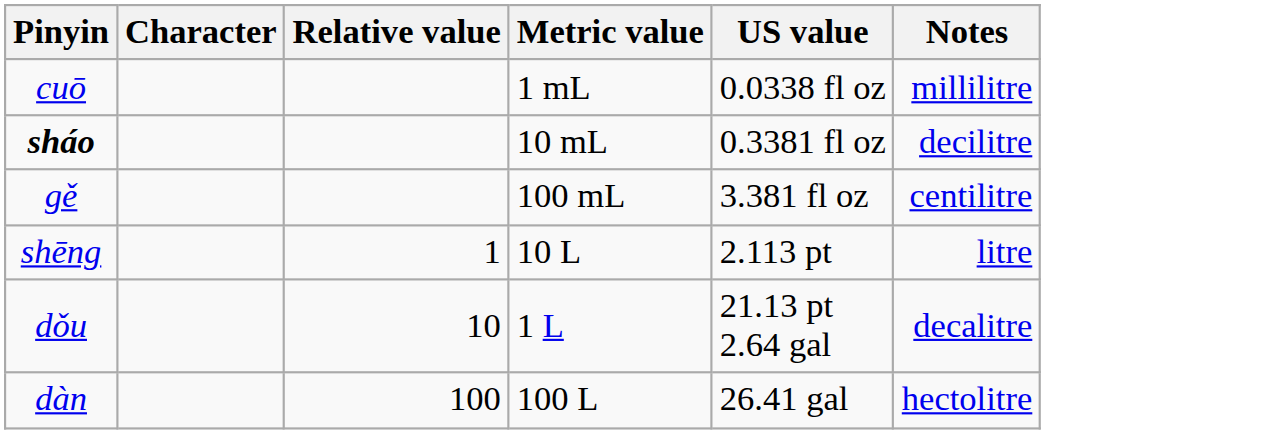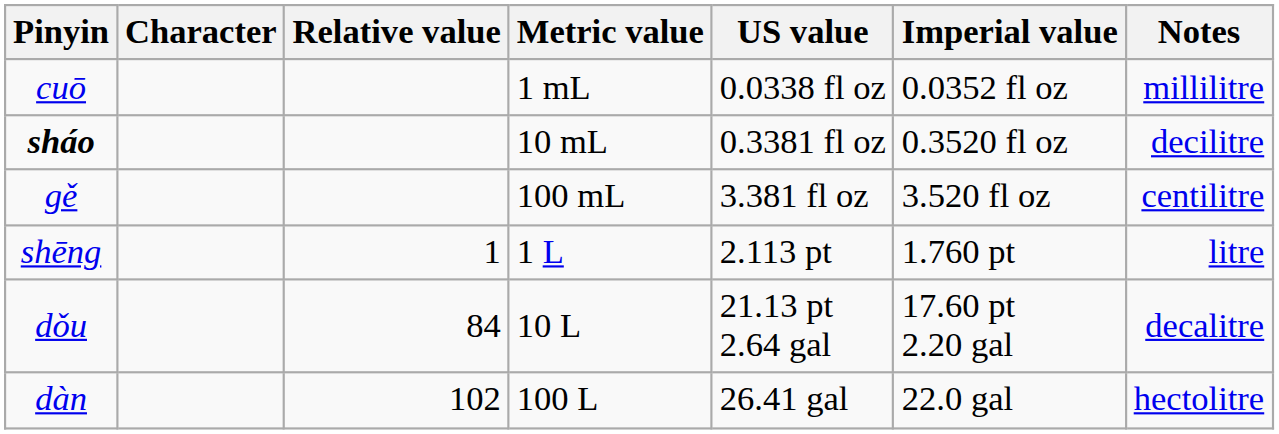+ column: (1010, 31)
(549, 251) 10 L -> (540, 251) 1 L
(484, 325) 10 -> (484, 325) 84
(540, 325) 1 L -> (549, 325) 10 L
(475, 399) 100 -> (475, 399) 102
